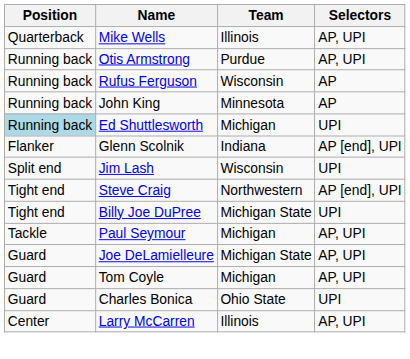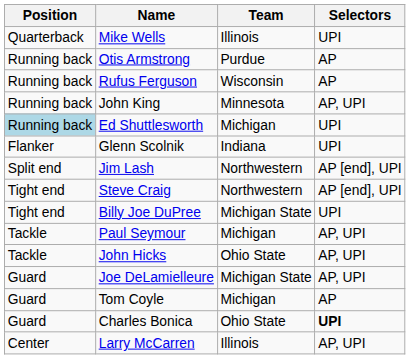(342, 38) AP, UPI -> (330, 38) UPI
(342, 59) AP, UPI -> (327, 59) AP
(327, 103) AP -> (342, 103) AP, UPI
(360, 147) AP [end], UPI -> (330, 147) UPI
(252, 169) Wisconsin -> (261, 169) Northwestern
(330, 169) UPI -> (360, 169) AP [end], UPI
+ row: (132, 256)
(342, 278) AP, UPI -> (327, 300) AP
(330, 300) normal -> (330, 322) bold
